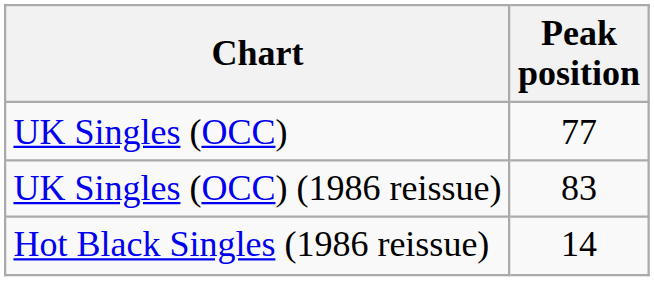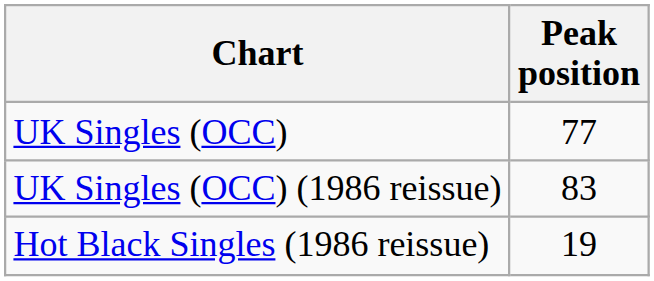(579, 244) 14 -> (579, 244) 19
